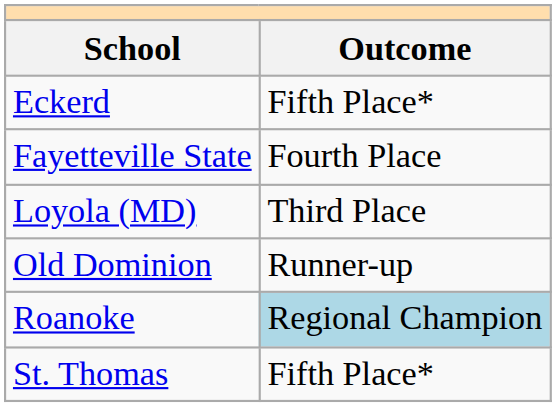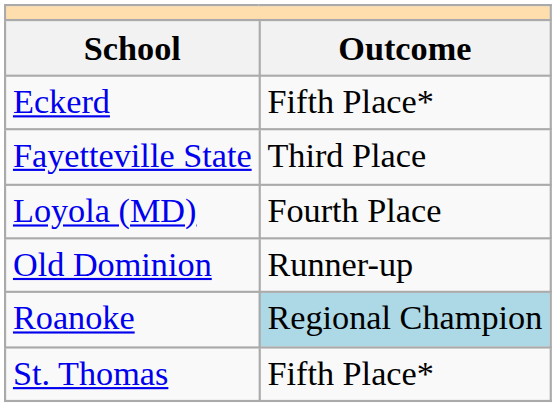(354, 156) Fourth Place -> (347, 156) Third Place
(347, 210) Third Place -> (354, 210) Fourth Place
